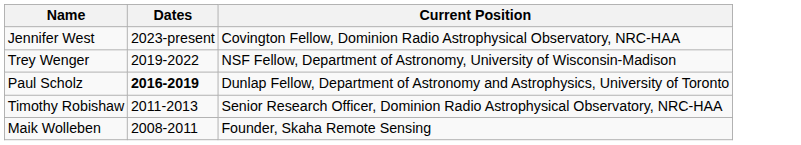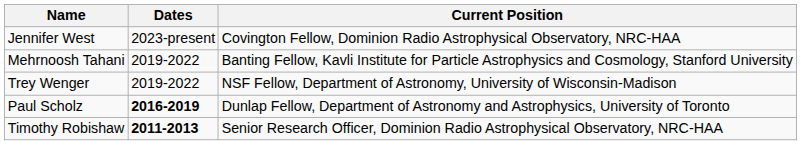+ row: (66, 60)
(164, 106) normal -> (165, 128) bold
- row: (54, 128)
